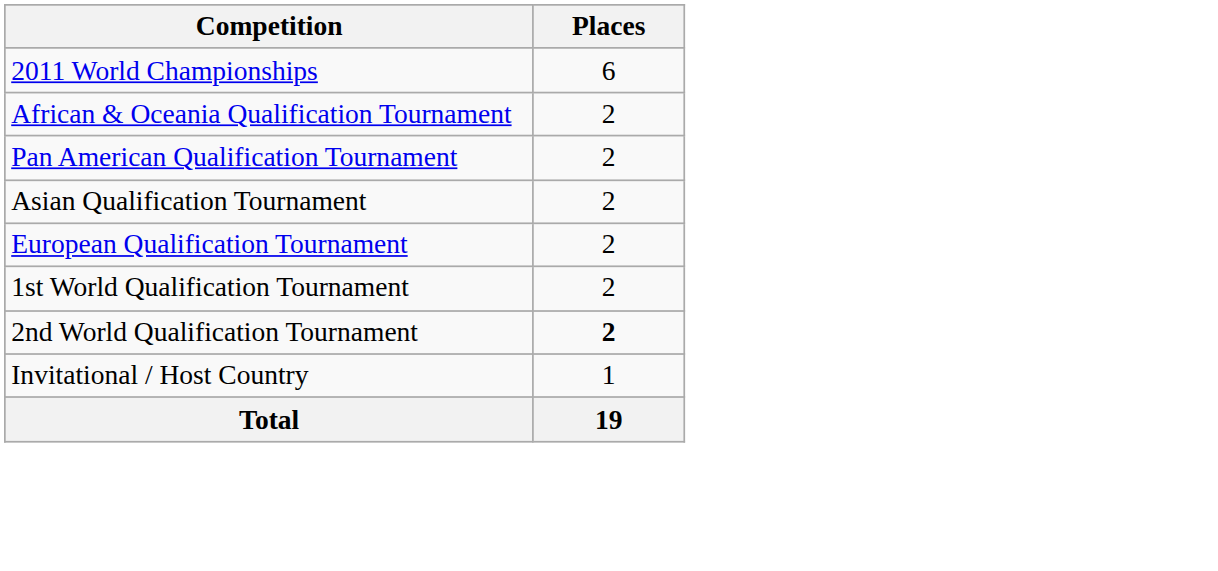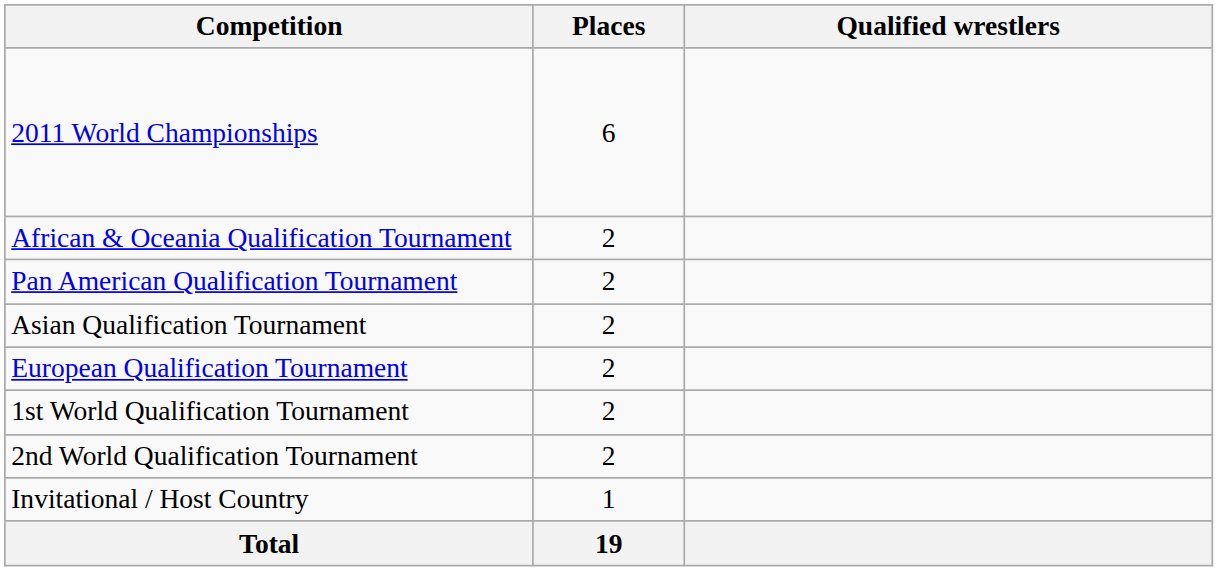+ column: (948, 26)
(609, 331) bold -> (609, 455) normal
